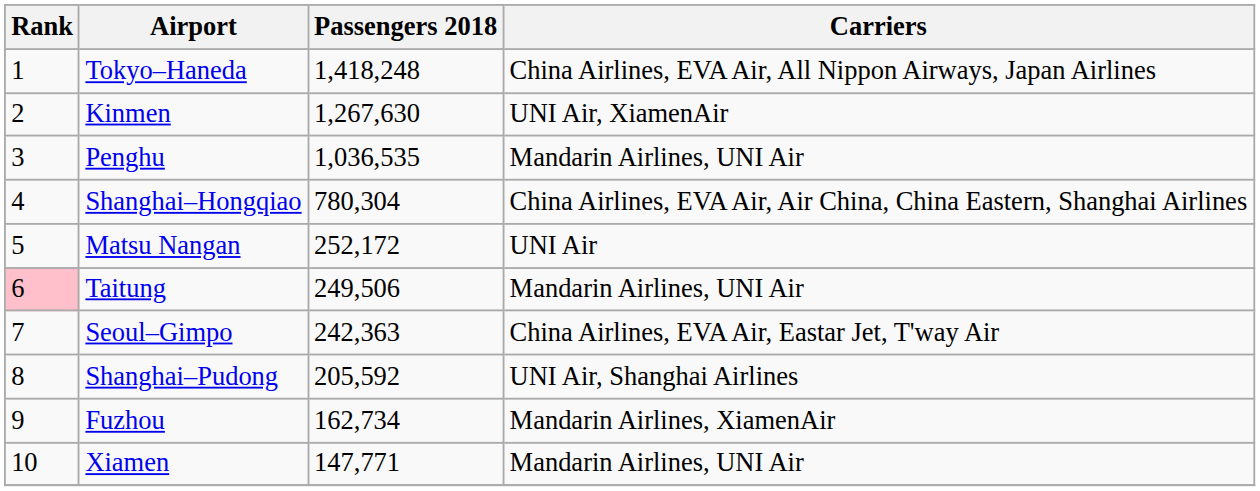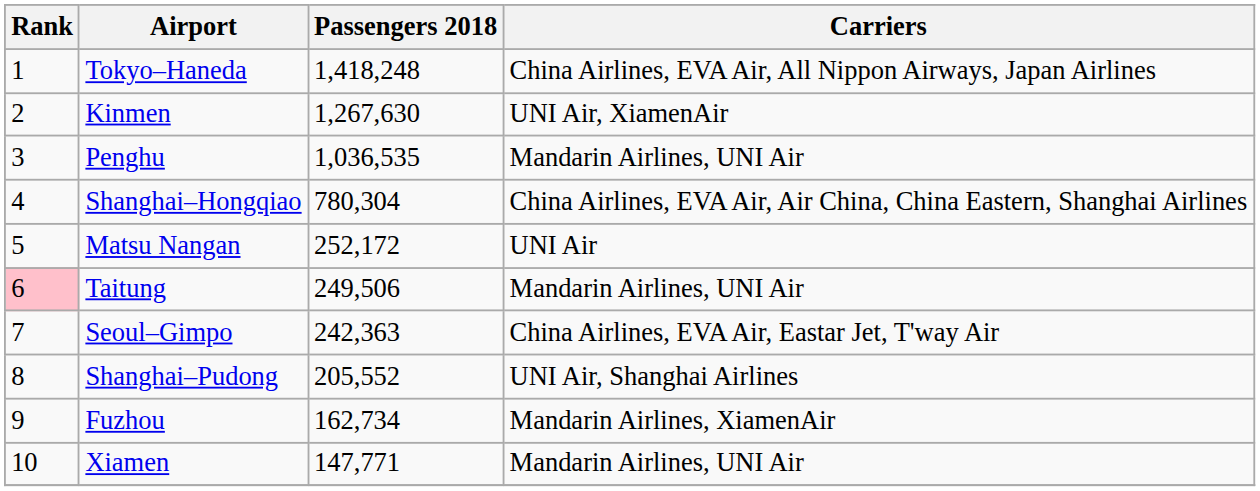(357, 376) 205,592 -> (357, 376) 205,552
